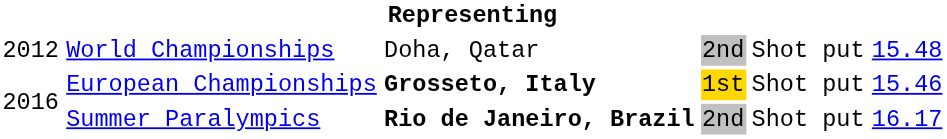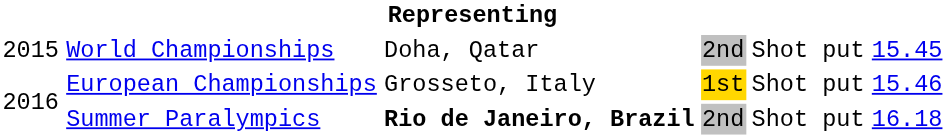(31, 50) 2012 -> (31, 50) 2015
(907, 50) 15.48 -> (907, 50) 15.45
(490, 85) bold -> (490, 85) normal
(907, 119) 16.17 -> (907, 119) 16.18
